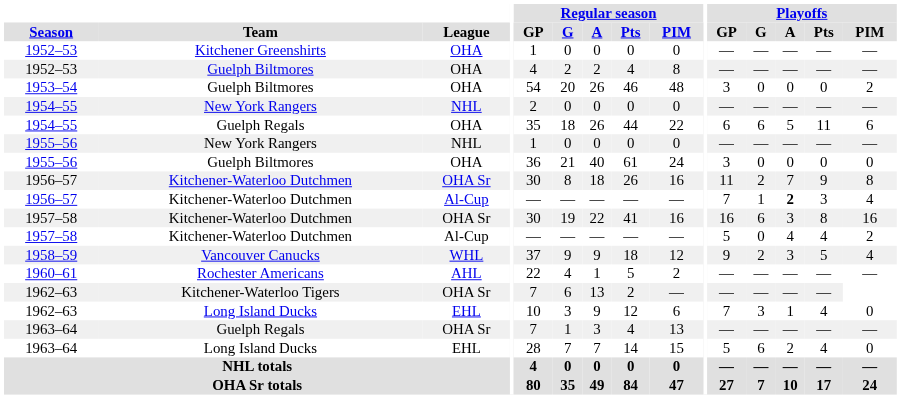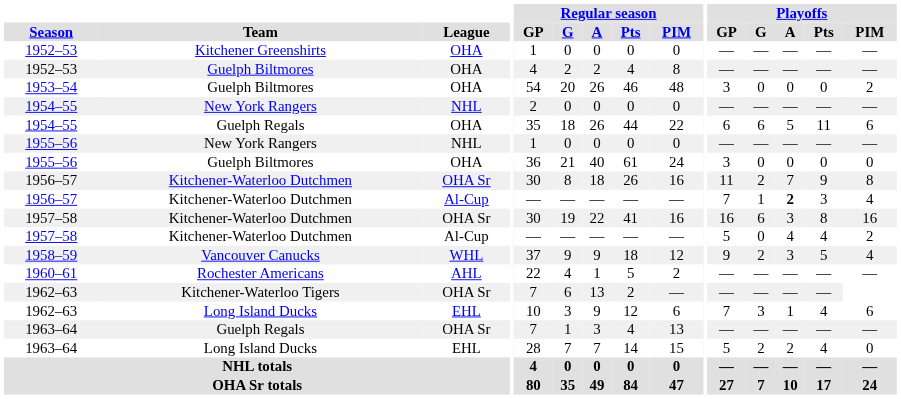(870, 310) 0 -> (870, 310) 6
(761, 348) 6 -> (761, 348) 2
